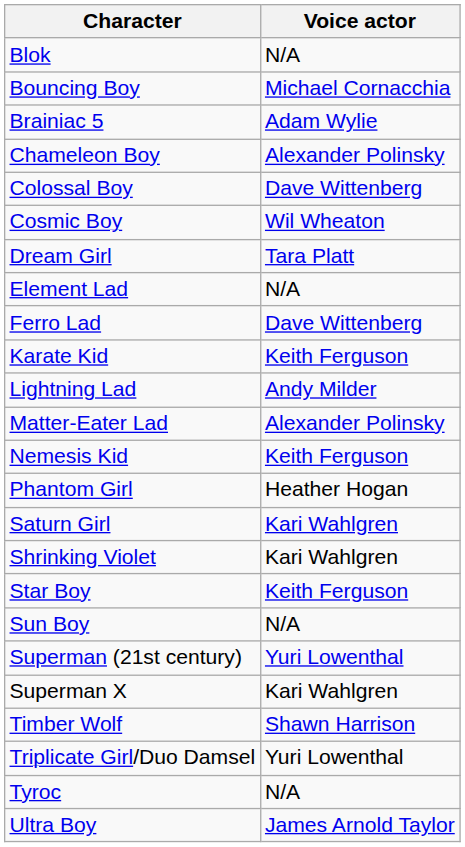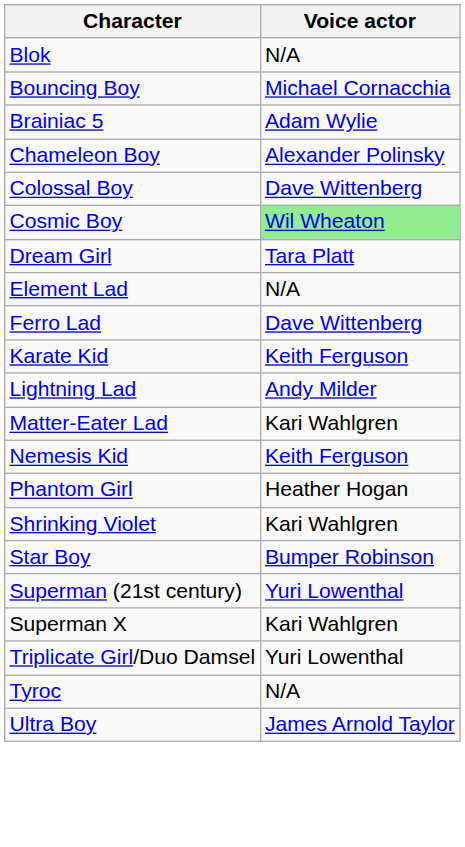(325, 222) no background -> (325, 222) lightgreen background
(355, 423) Alexander Polinsky -> (331, 423) Kari Wahlgren
- row: (60, 523)
(337, 590) Keith Ferguson -> (349, 557) Bumper Robinson
- row: (49, 624)
- row: (66, 724)
